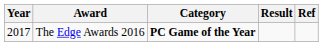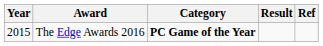(19, 32) 2017 -> (19, 32) 2015
